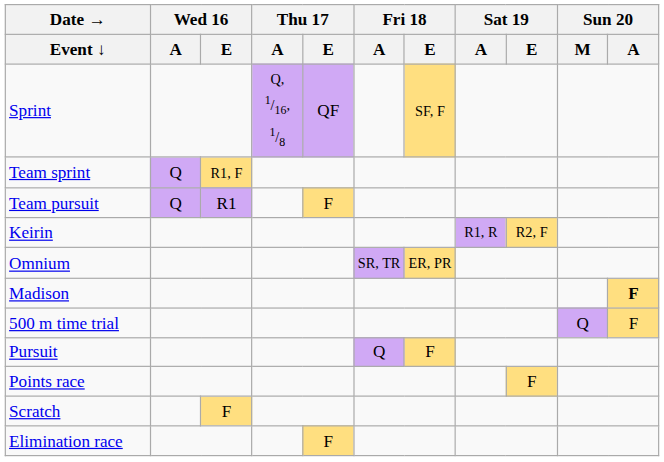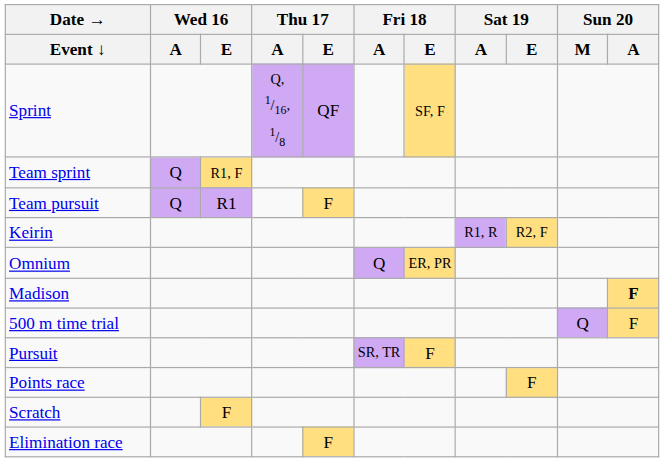(379, 264) SR, TR -> (379, 263) Q
(379, 352) Q -> (379, 353) SR, TR
